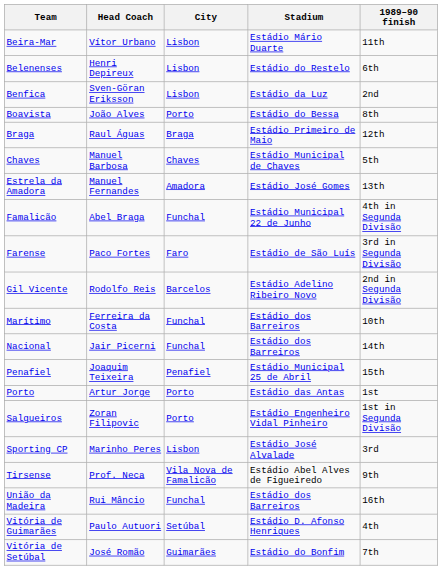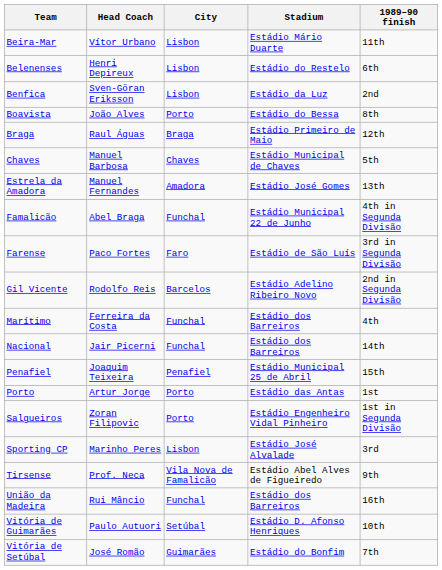(373, 321) 10th -> (371, 321) 4th
(371, 527) 4th -> (373, 527) 10th
